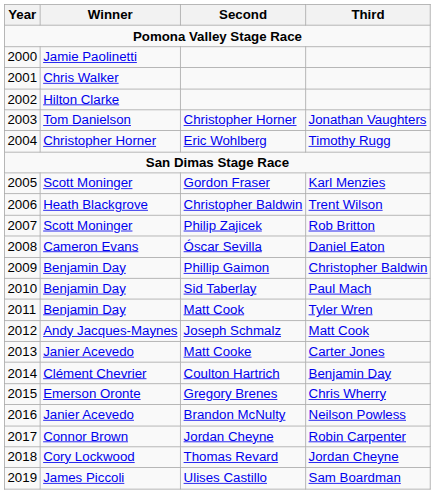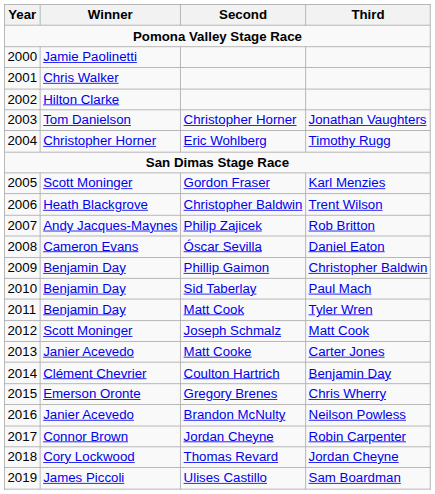(88, 225) Scott Moninger -> (110, 225) Andy Jacques-Maynes
(110, 330) Andy Jacques-Maynes -> (88, 330) Scott Moninger
